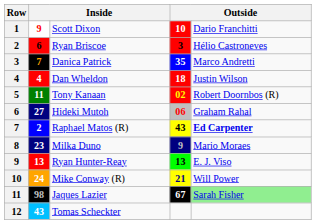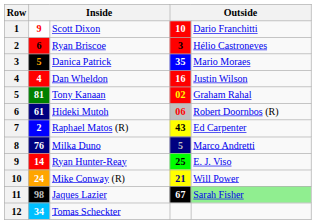(39, 62) 7 -> (39, 62) 5
(224, 62) Marco Andretti -> (222, 62) Mario Moraes
(180, 79) 18 -> (180, 79) 16
(39, 95) 11 -> (39, 95) 81
(236, 95) Robert Doornbos (R) -> (222, 95) Graham Rahal
(39, 112) 27 -> (39, 112) 61
(222, 112) Graham Rahal -> (236, 112) Robert Doornbos (R)
(223, 128) bold -> (220, 128) normal
(39, 145) 23 -> (39, 145) 76
(180, 145) 9 -> (180, 145) 5
(222, 145) Mario Moraes -> (224, 145) Marco Andretti
(39, 161) 13 -> (39, 161) 14
(180, 161) 13 -> (180, 161) 25
(39, 211) 43 -> (39, 211) 34
